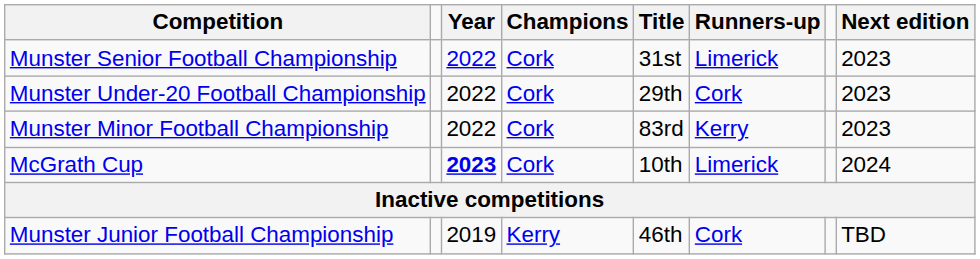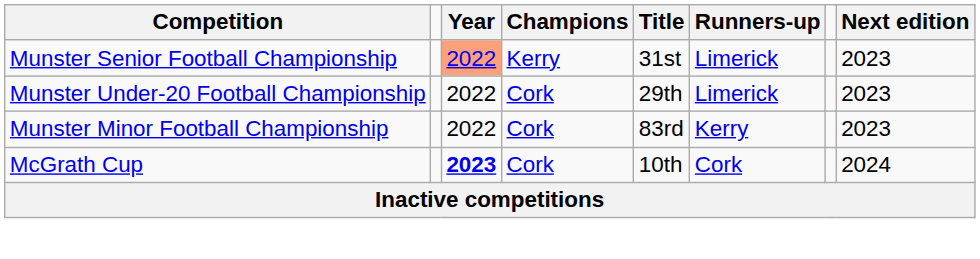(471, 57) no background -> (471, 57) lightsalmon background
(530, 57) Cork -> (533, 57) Kerry
(718, 93) Cork -> (737, 93) Limerick
(737, 164) Limerick -> (718, 164) Cork
- row: (202, 235)
